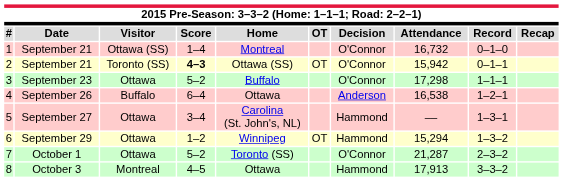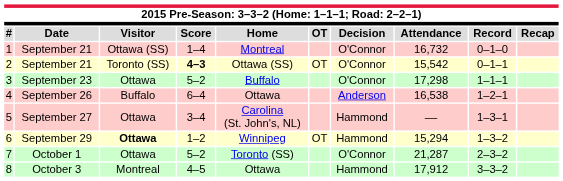(431, 64) 15,942 -> (431, 64) 15,542
(138, 138) normal -> (138, 138) bold
(431, 169) 17,913 -> (431, 169) 17,912
